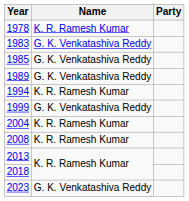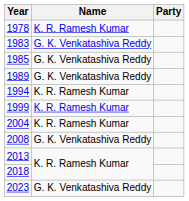(93, 108) G. K. Venkatashiva Reddy -> (81, 108) K. R. Ramesh Kumar
(81, 140) K. R. Ramesh Kumar -> (93, 140) G. K. Venkatashiva Reddy
